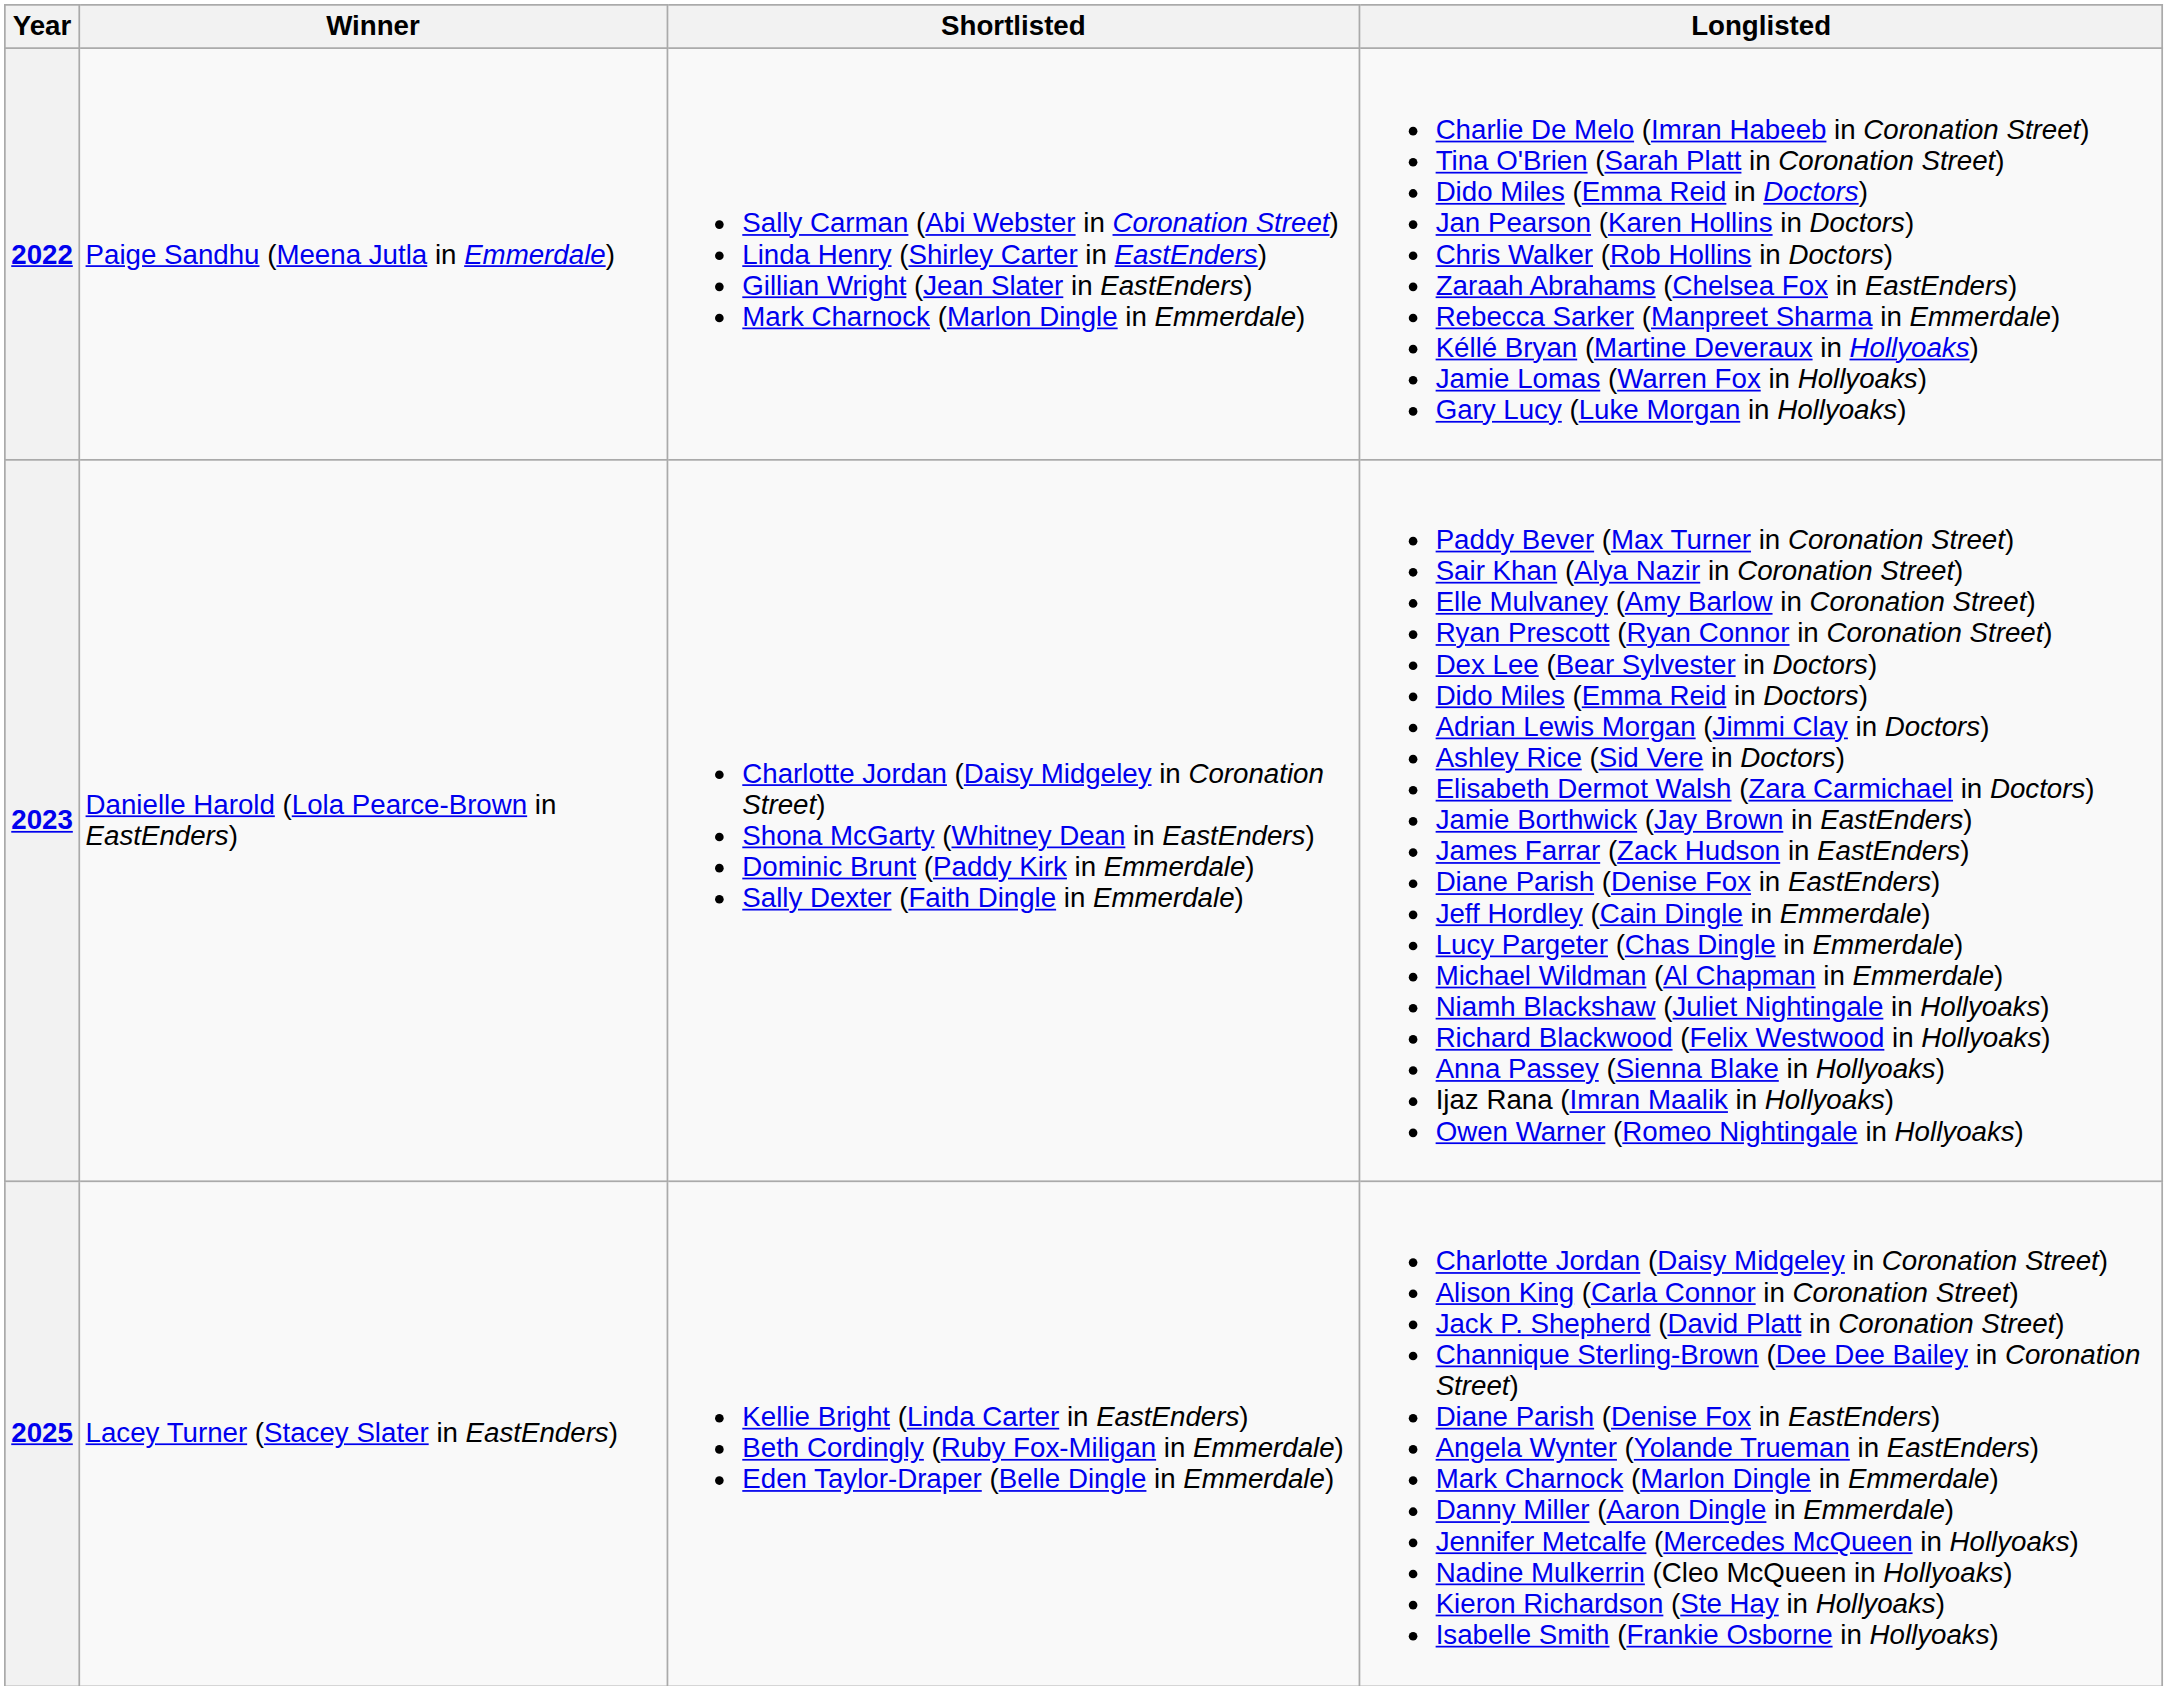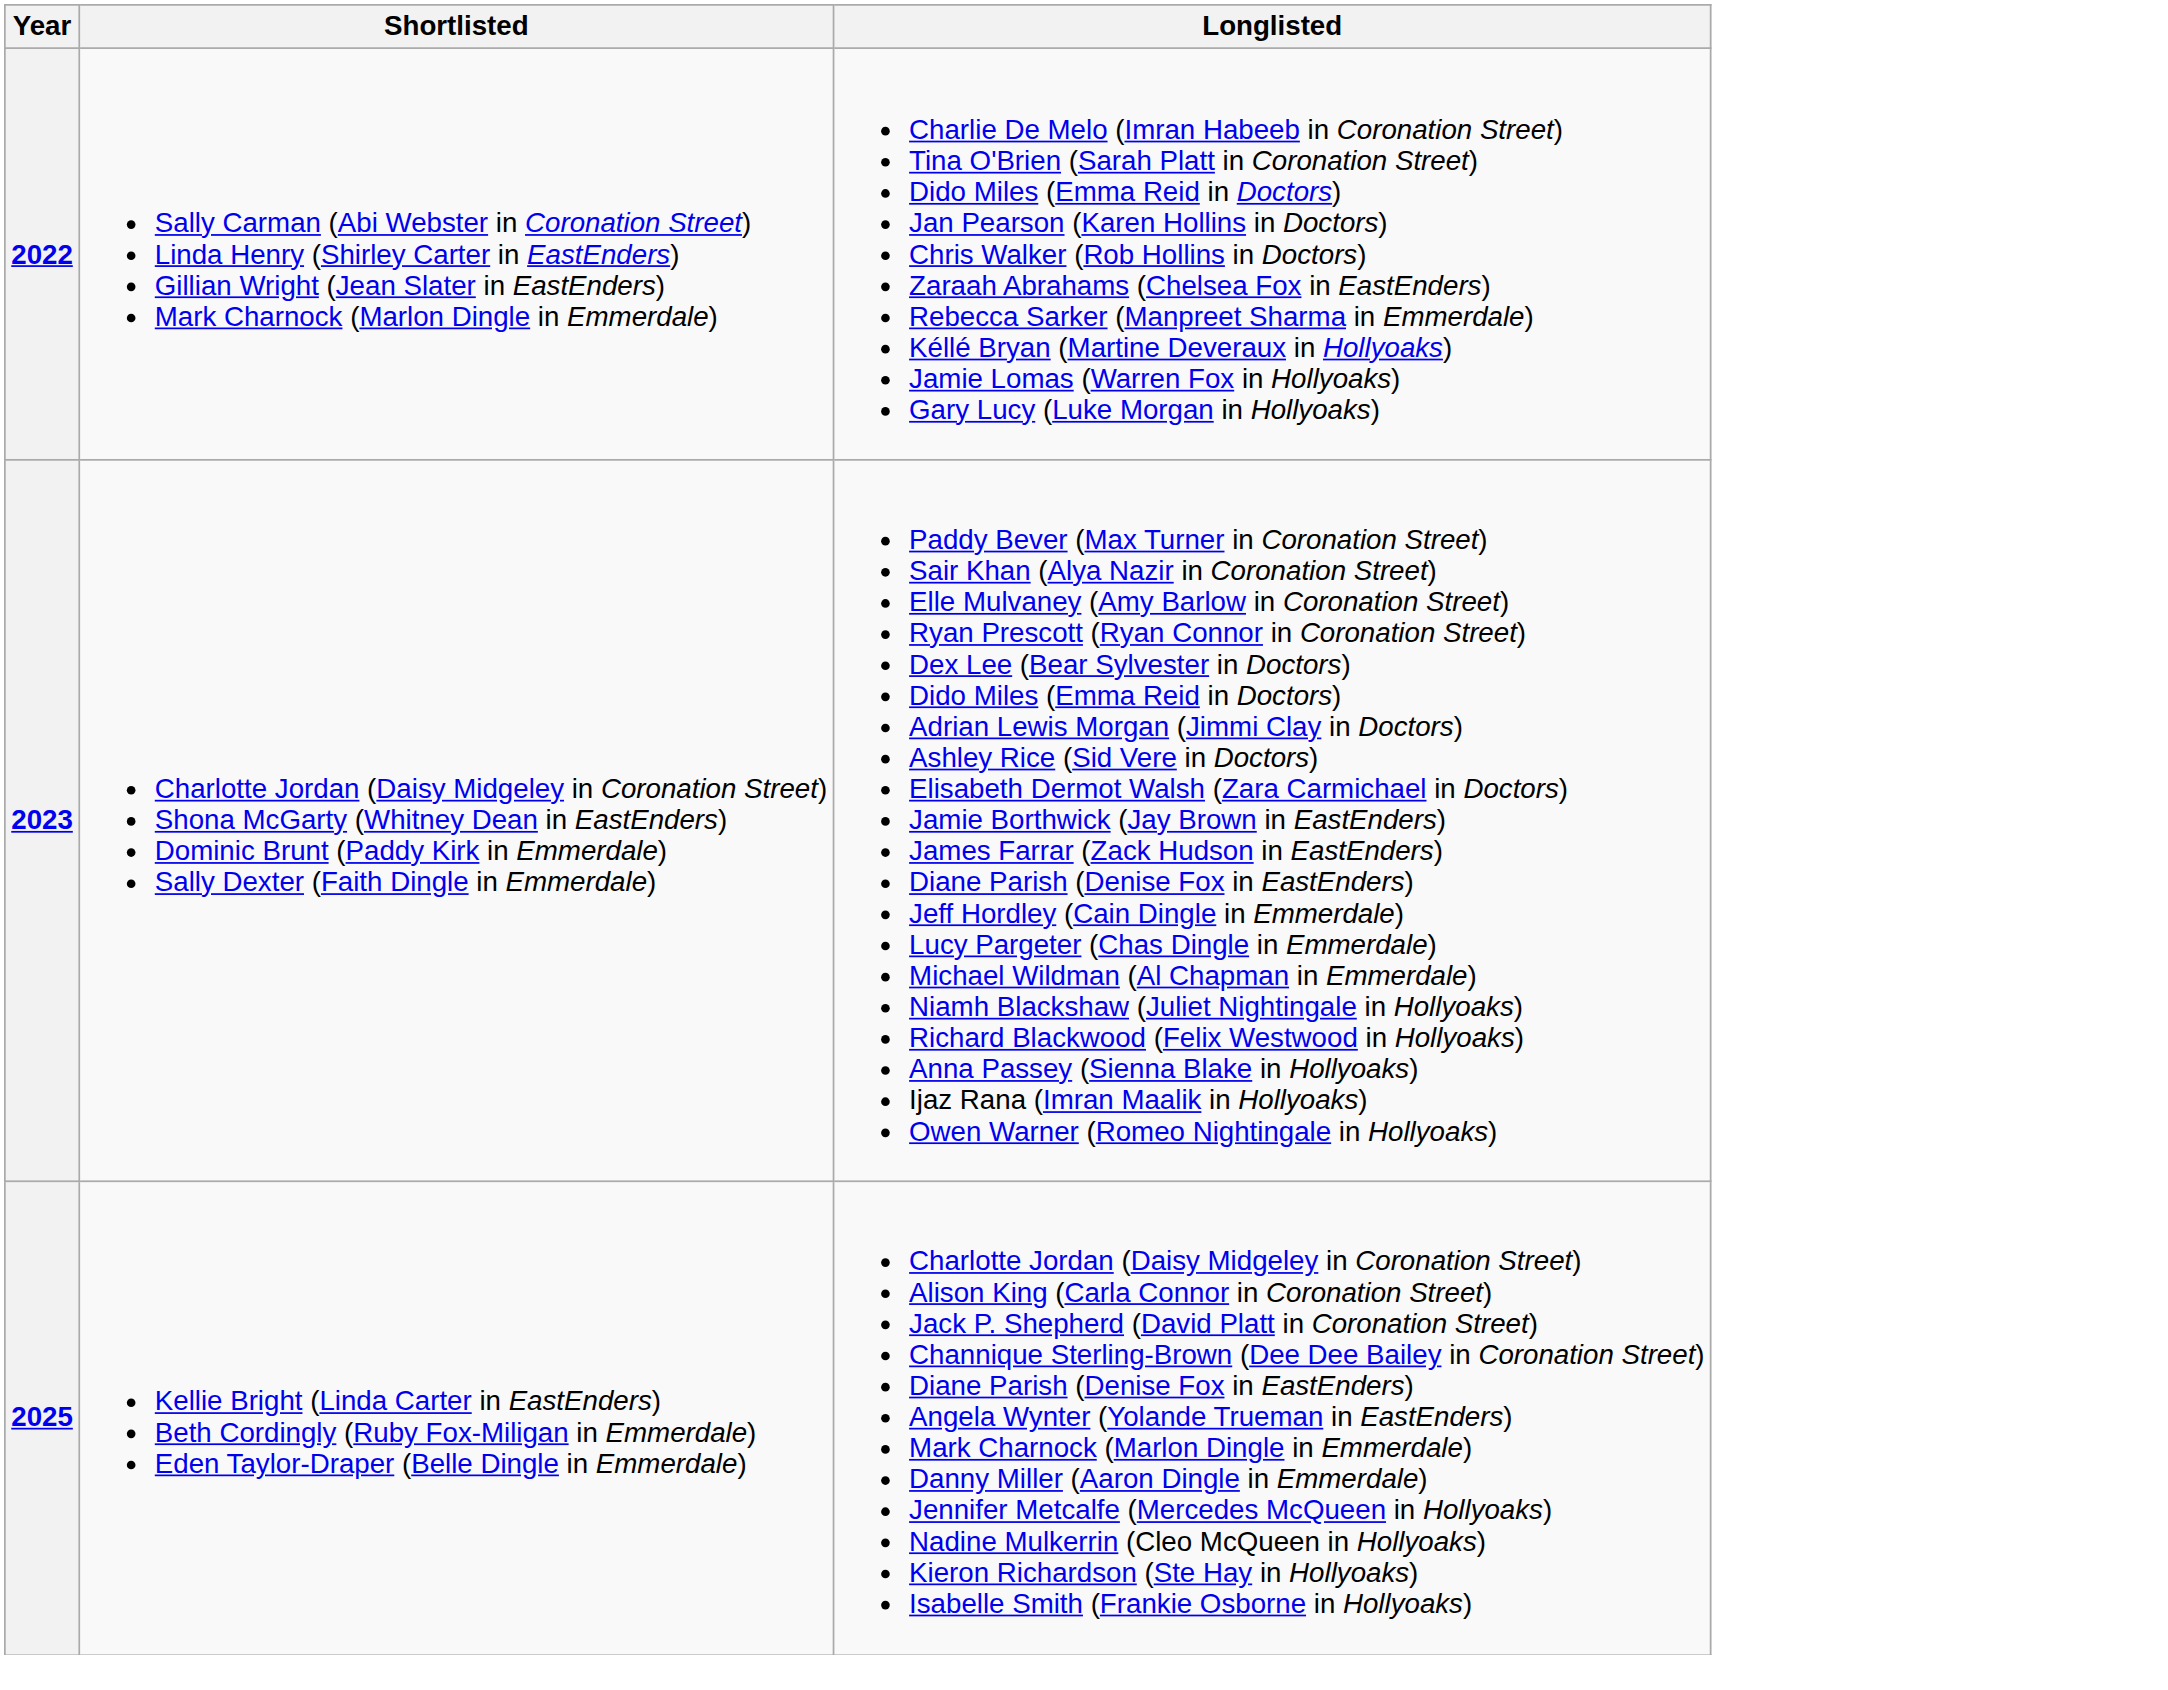- column: (373, 26)
